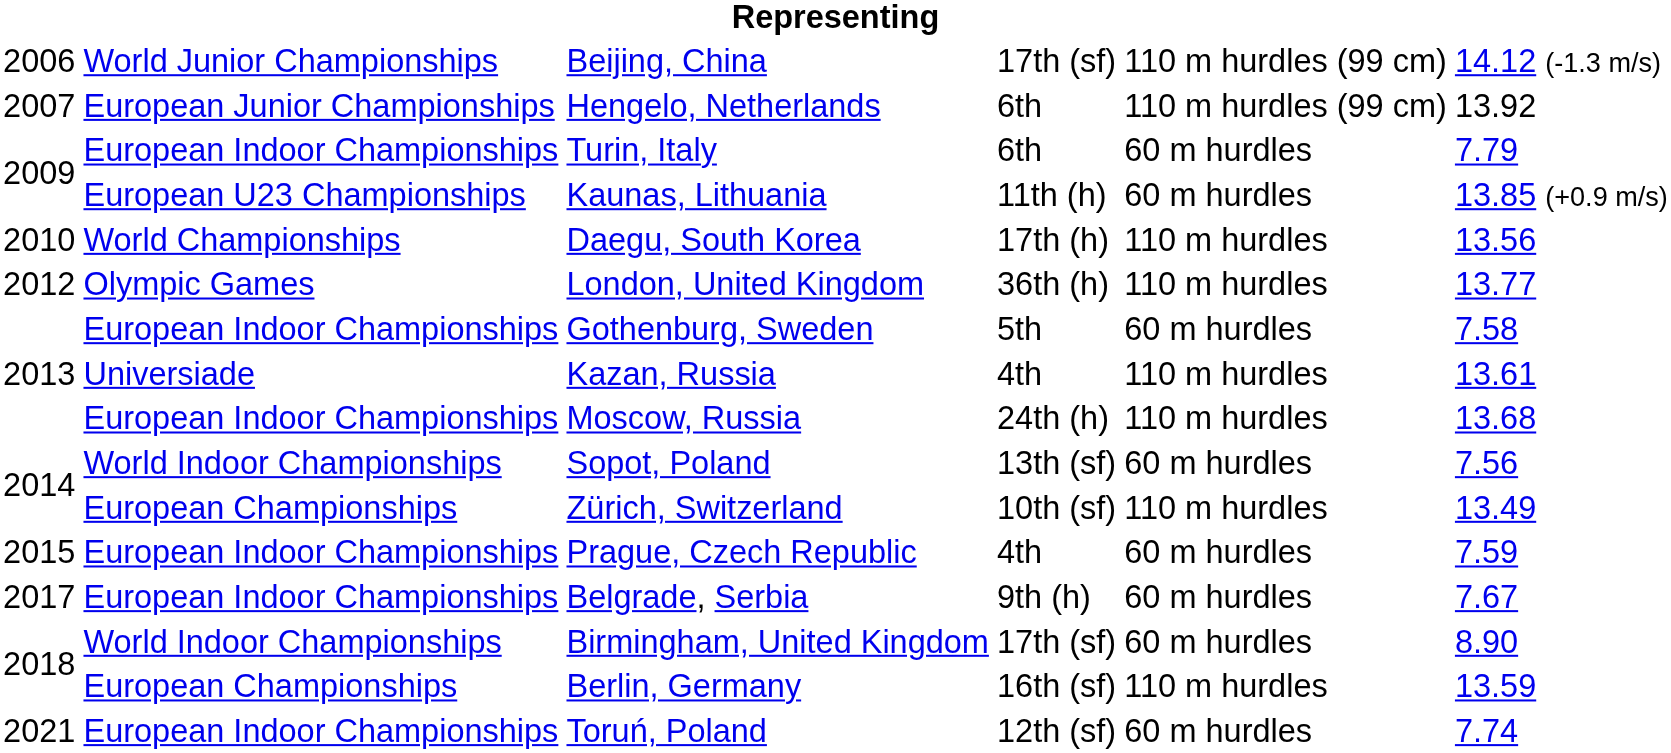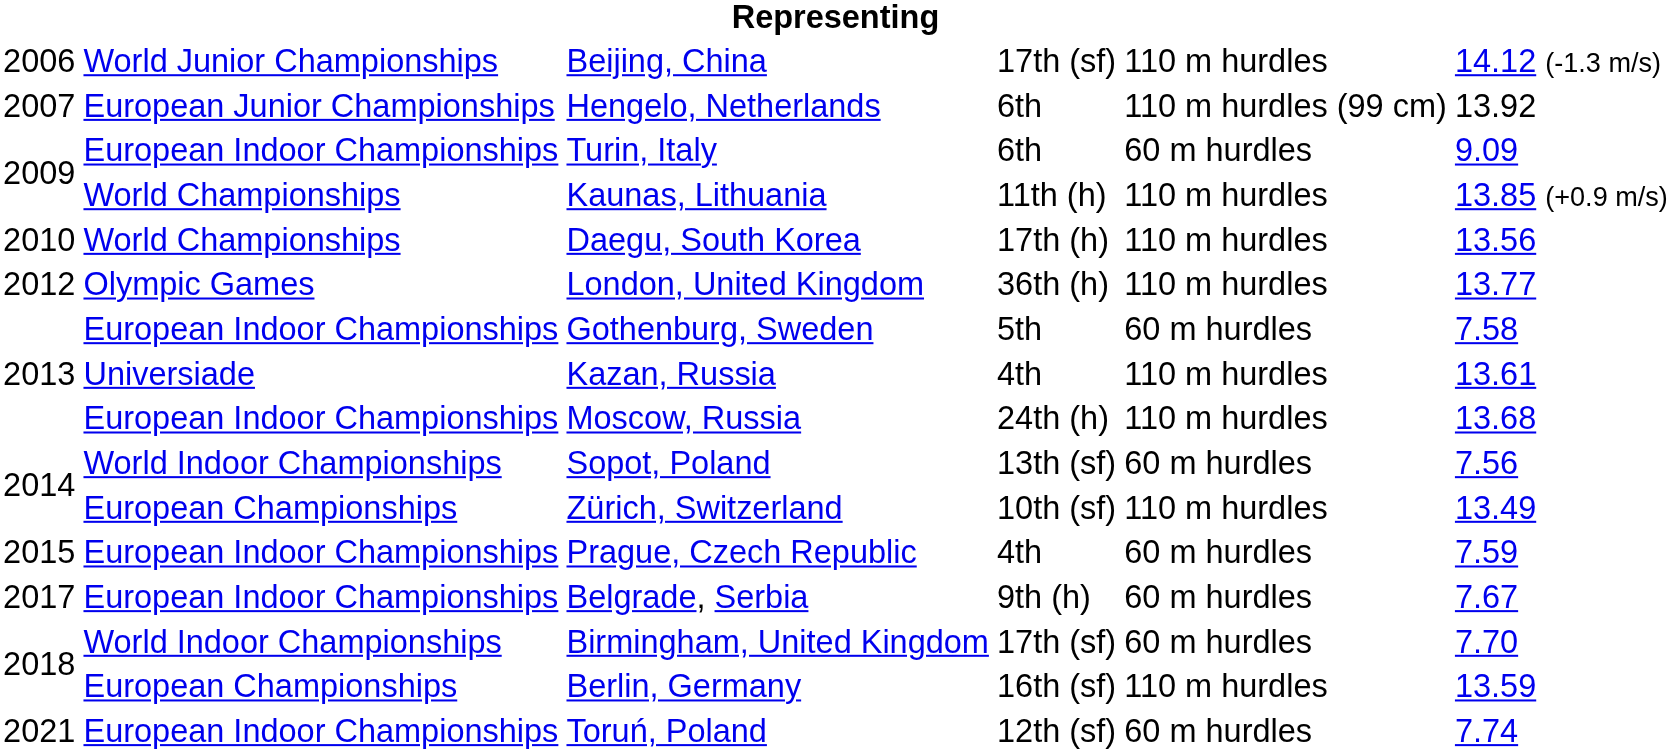(1286, 61) 110 m hurdles (99 cm) -> (1226, 61) 110 m hurdles
(1487, 150) 7.79 -> (1487, 150) 9.09
(305, 195) European U23 Championships -> (242, 195) World Championships
(1218, 195) 60 m hurdles -> (1226, 195) 110 m hurdles
(1487, 642) 8.90 -> (1487, 642) 7.70
